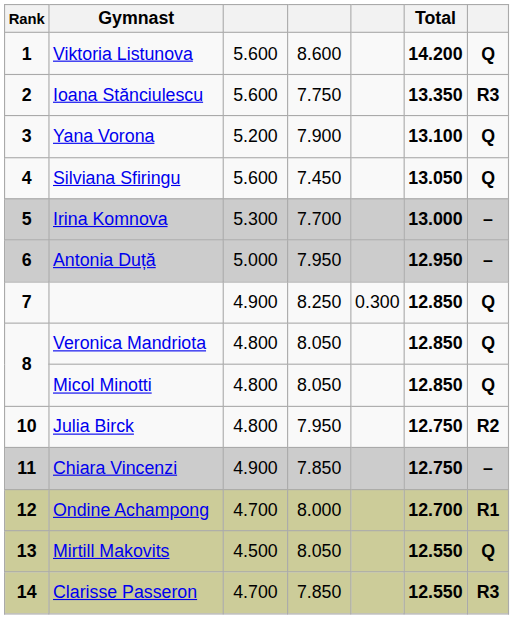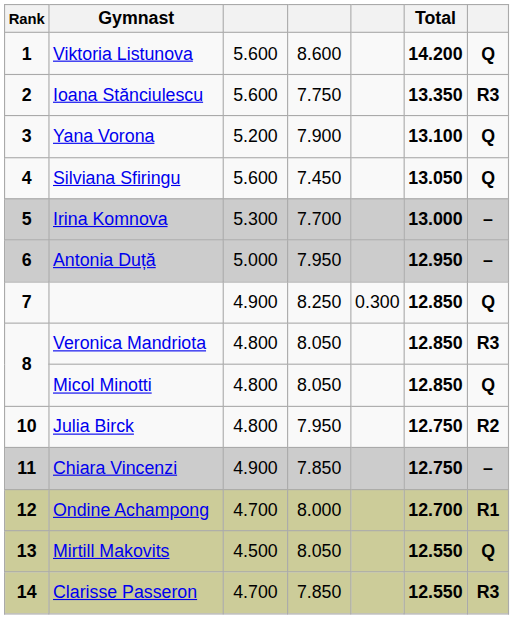(488, 343) Q -> (488, 343) R3
